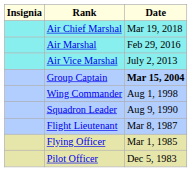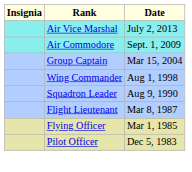- row: (84, 28)
- row: (72, 45)
+ row: (80, 45)
(156, 77) bold -> (155, 61) normal
